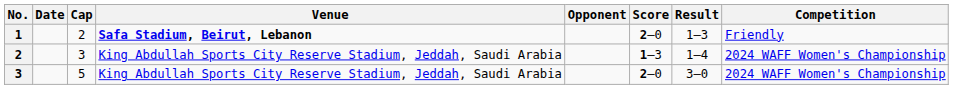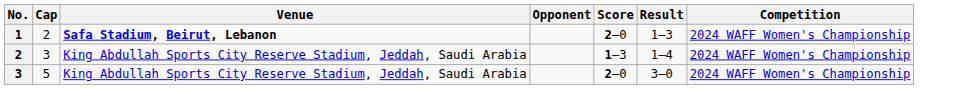- column: (50, 14)
(754, 34) Friendly -> (800, 34) 2024 WAFF Women's Championship
